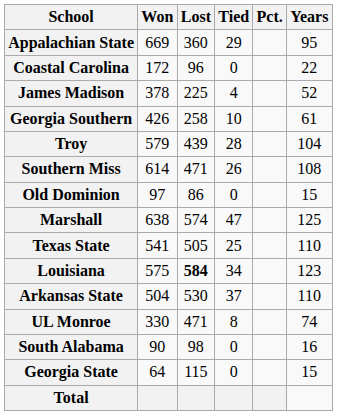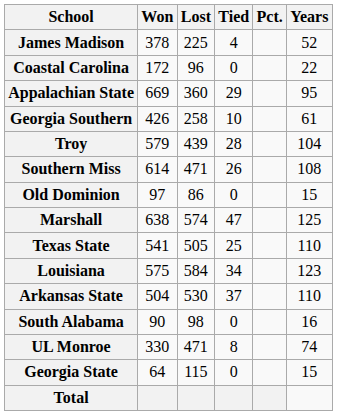rows swapped: (71, 42) <-> (71, 93)
(196, 270) bold -> (196, 270) normal
rows swapped: (71, 347) <-> (71, 321)
